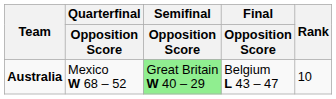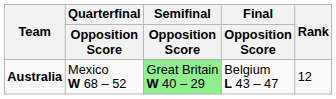(305, 76) 10 -> (305, 76) 12
